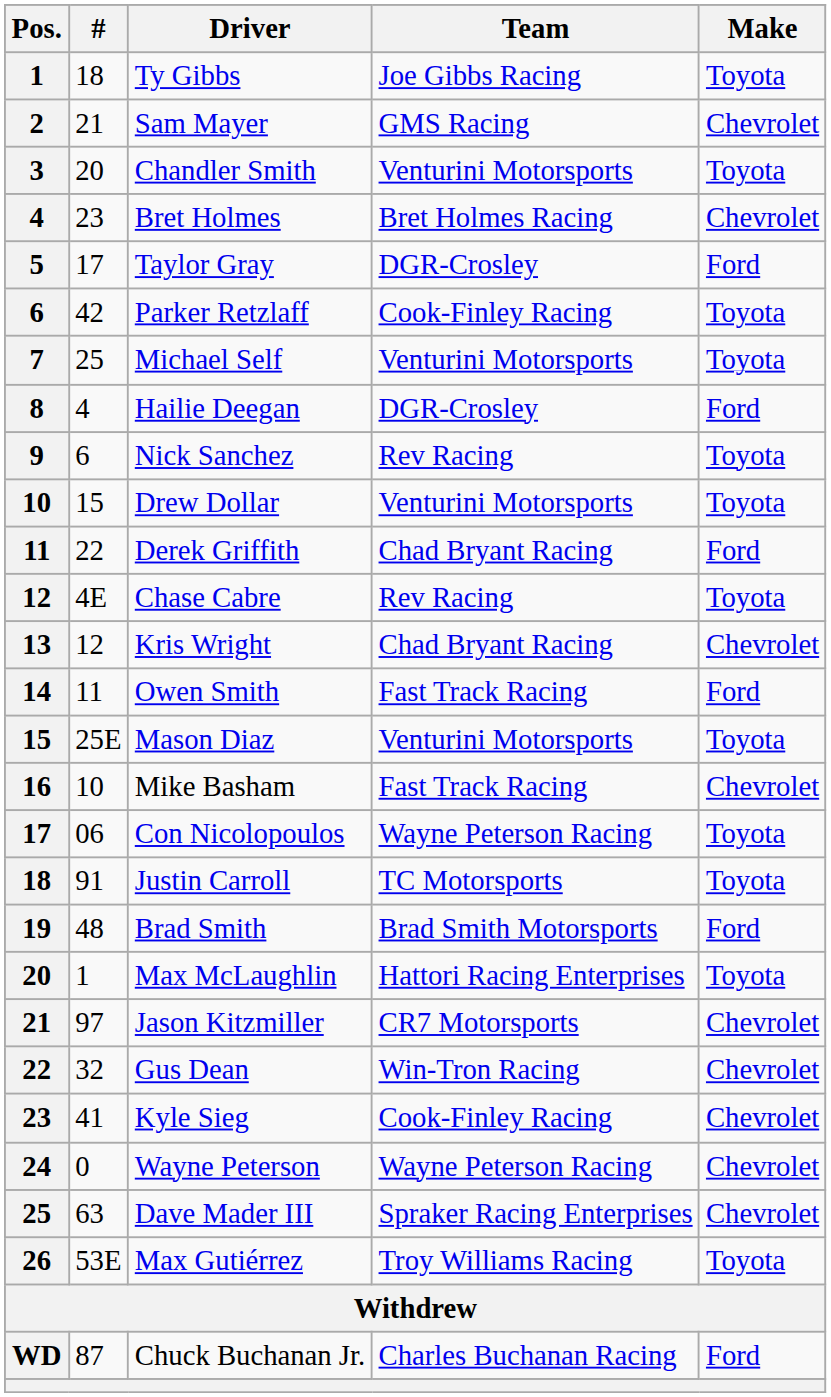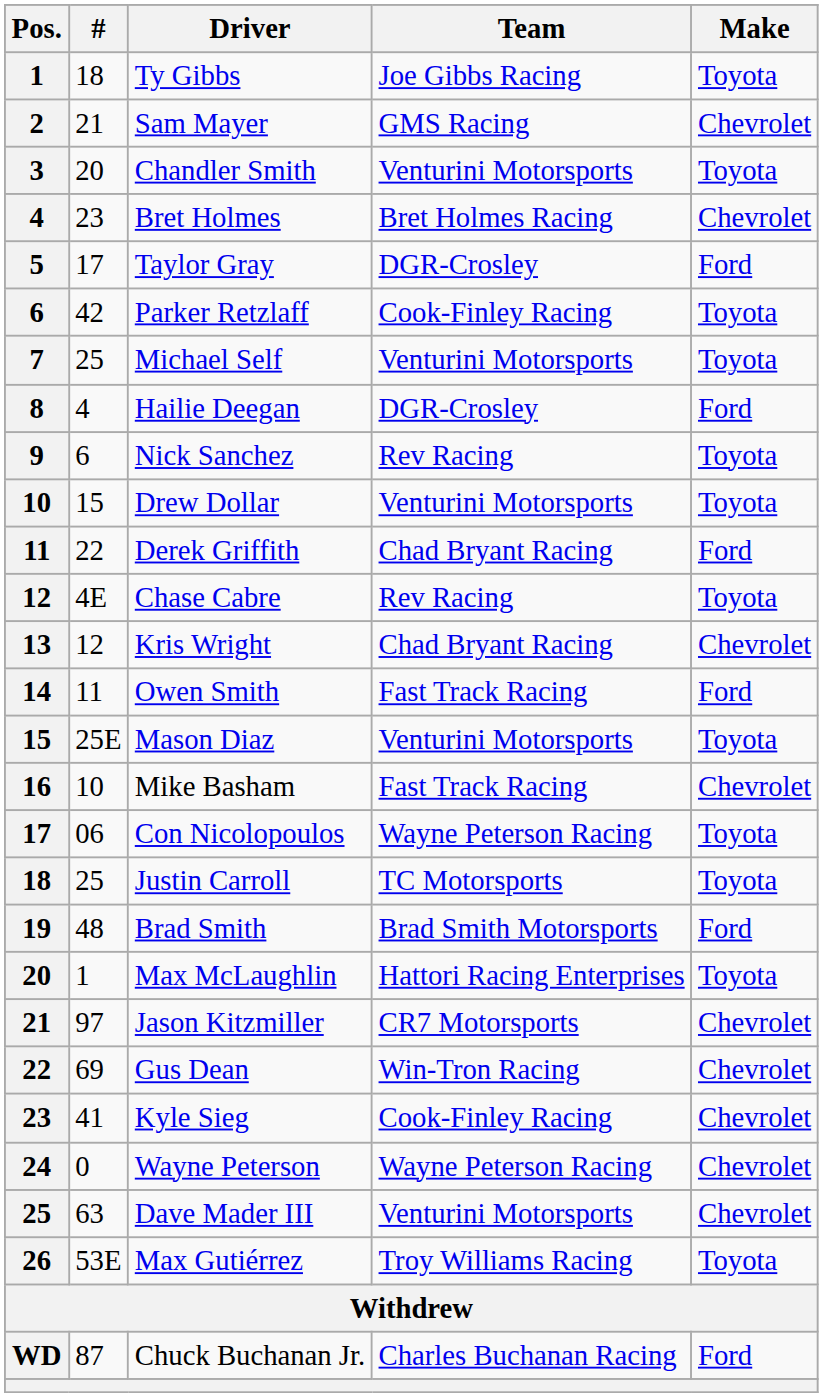(90, 880) 91 -> (90, 880) 25
(90, 1070) 32 -> (90, 1070) 69
(536, 1212) Spraker Racing Enterprises -> (506, 1212) Venturini Motorsports
